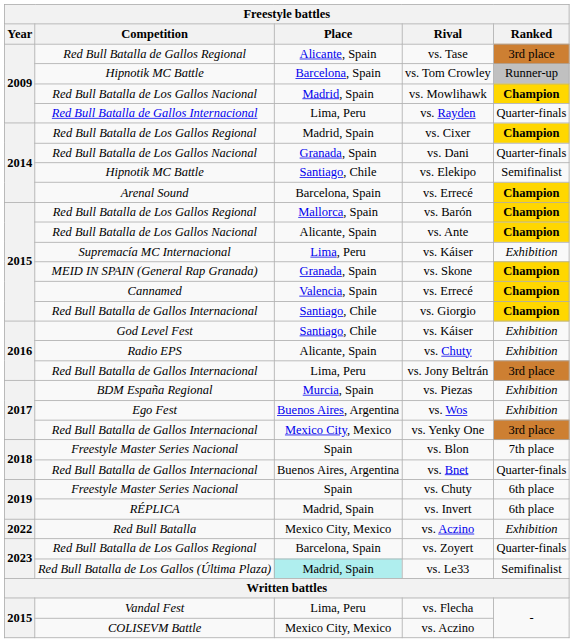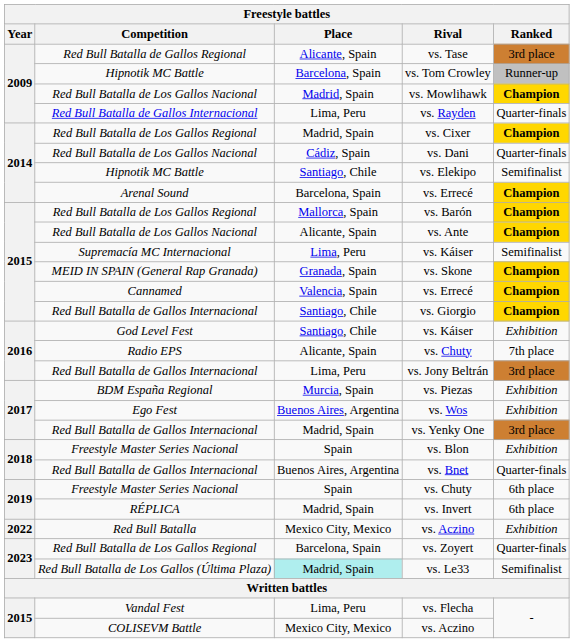(338, 152) Granada, Spain -> (338, 152) Cádiz, Spain
(531, 251) Exhibition -> (531, 251) Semifinalist
(531, 350) Exhibition -> (531, 350) 7th place
(338, 430) Mexico City, Mexico -> (338, 430) Madrid, Spain
(531, 449) 7th place -> (531, 449) Exhibition
